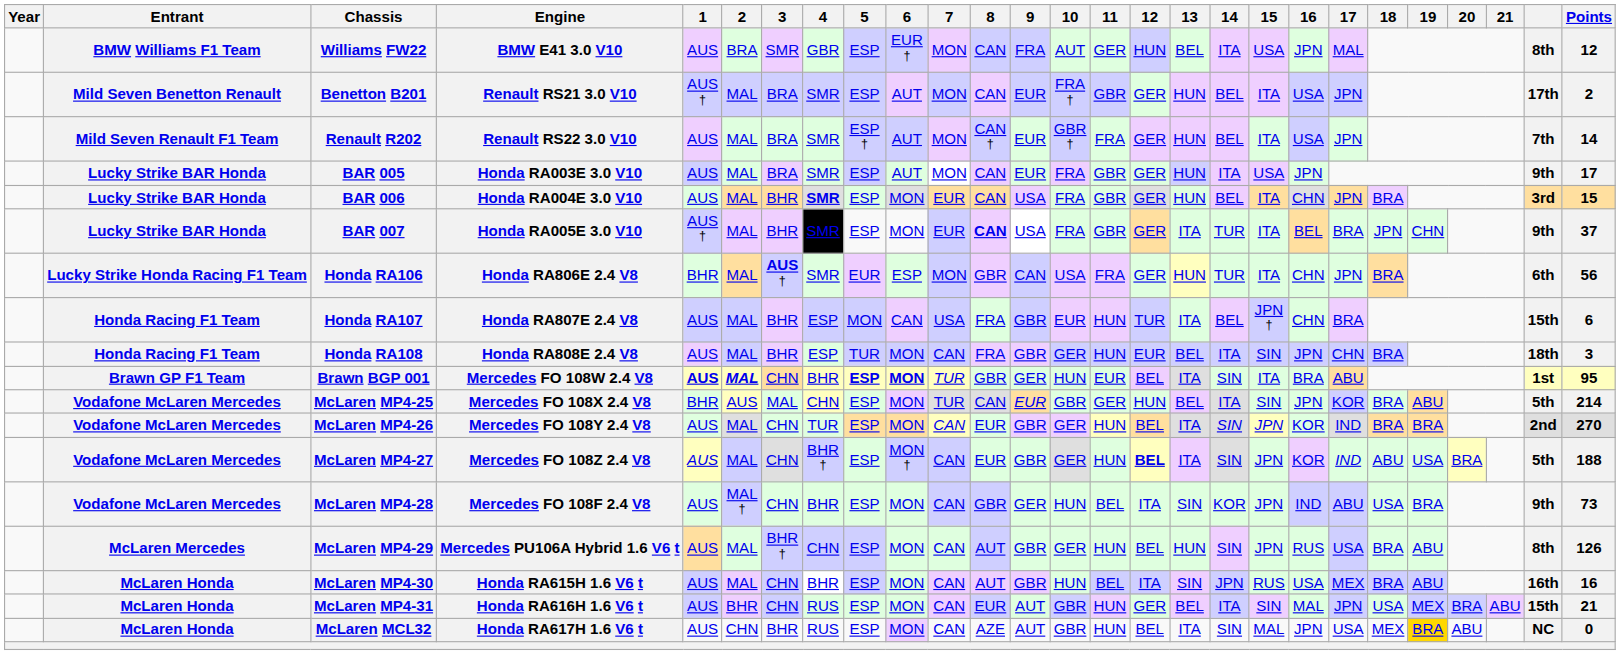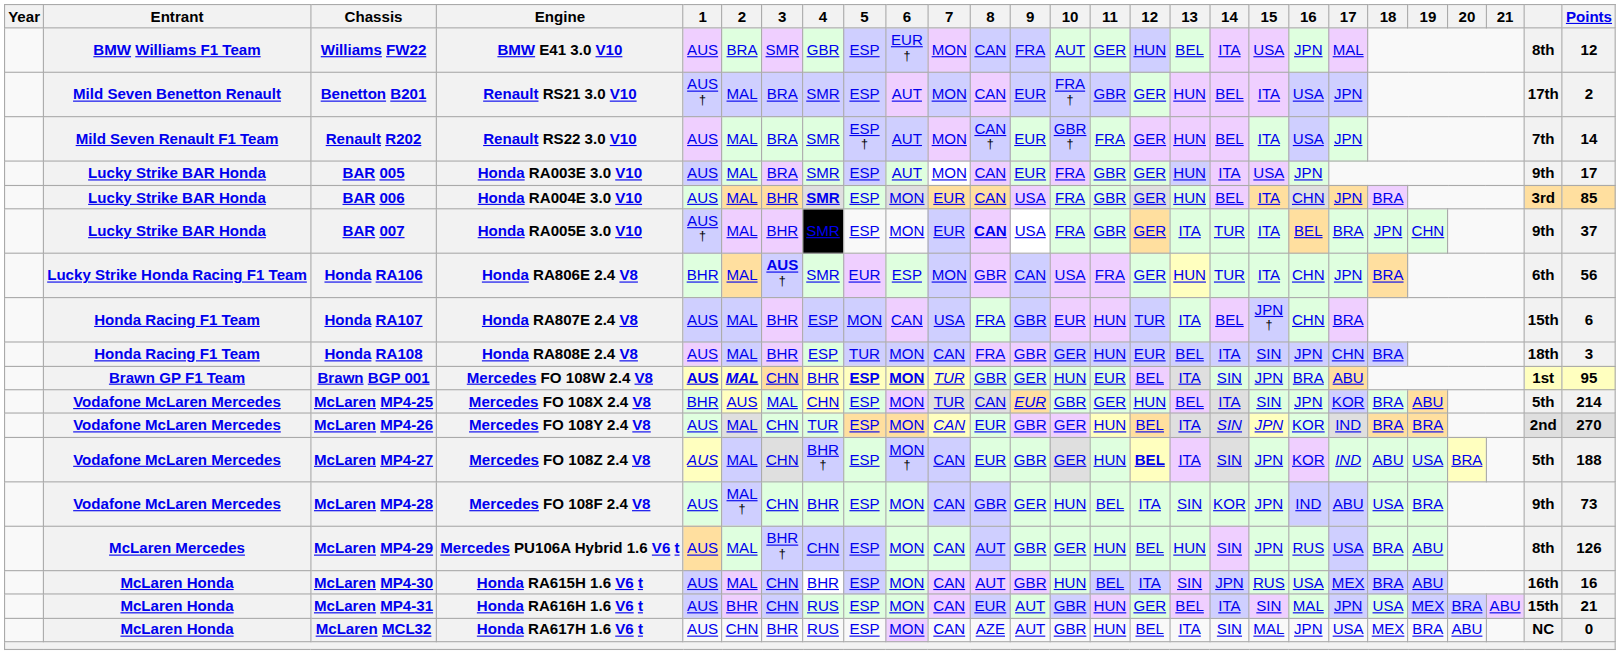(1589, 197) 15 -> (1589, 197) 85
(1269, 377) ITA -> (1269, 377) JPN
(1428, 629) gold background -> (1428, 629) no background
